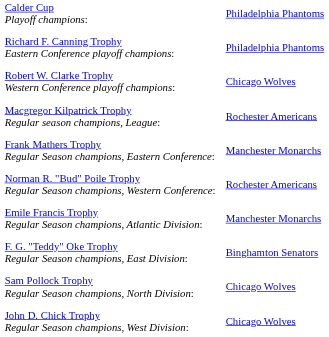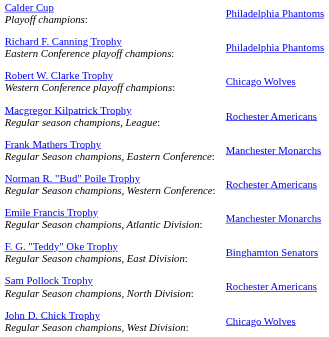(261, 287) Chicago Wolves -> (271, 287) Rochester Americans
